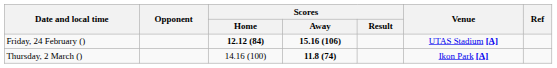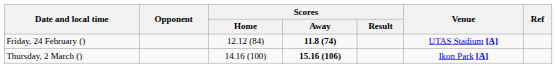(245, 41) bold -> (245, 41) normal
(320, 41) 15.16 (106) -> (320, 41) 11.8 (74)
(320, 56) 11.8 (74) -> (320, 56) 15.16 (106)
